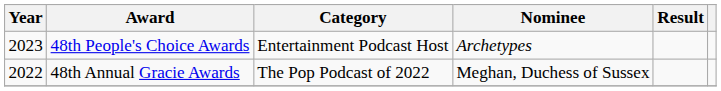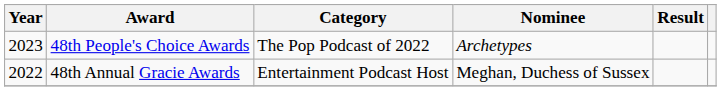(353, 45) Entertainment Podcast Host -> (343, 45) The Pop Podcast of 2022
(343, 72) The Pop Podcast of 2022 -> (353, 72) Entertainment Podcast Host
